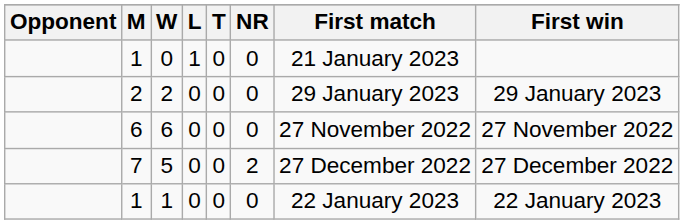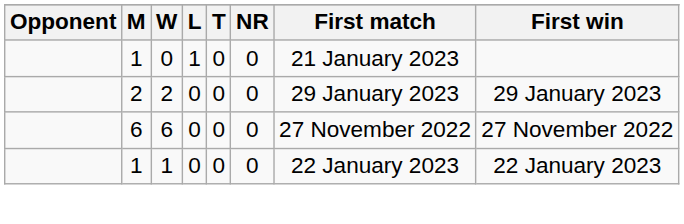- row: (167, 165)
